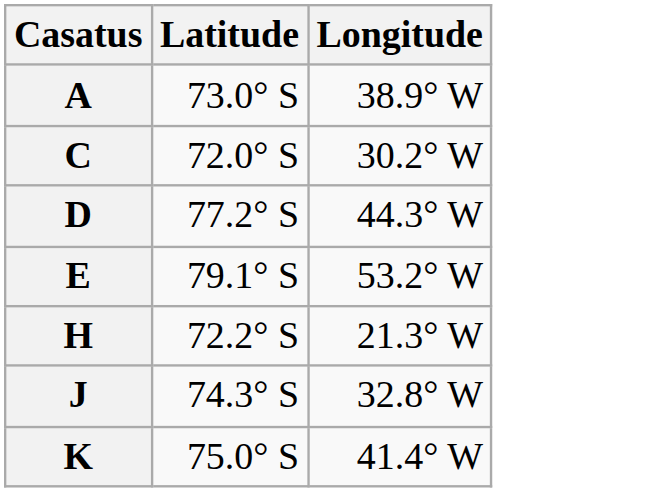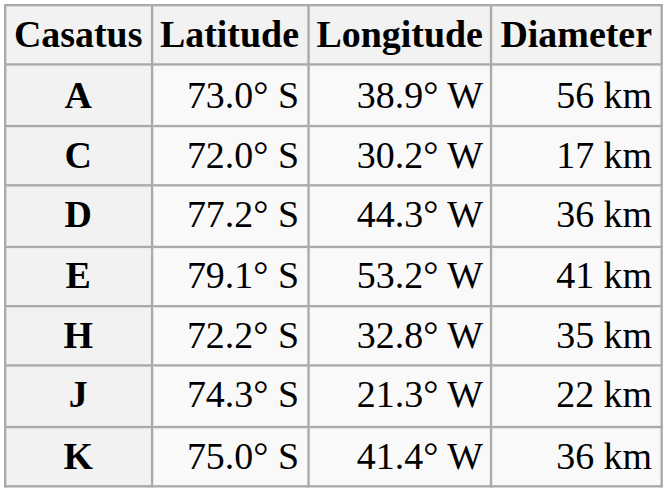+ column: (576, 34)
(420, 335) 21.3° W -> (420, 335) 32.8° W
(420, 395) 32.8° W -> (420, 395) 21.3° W
